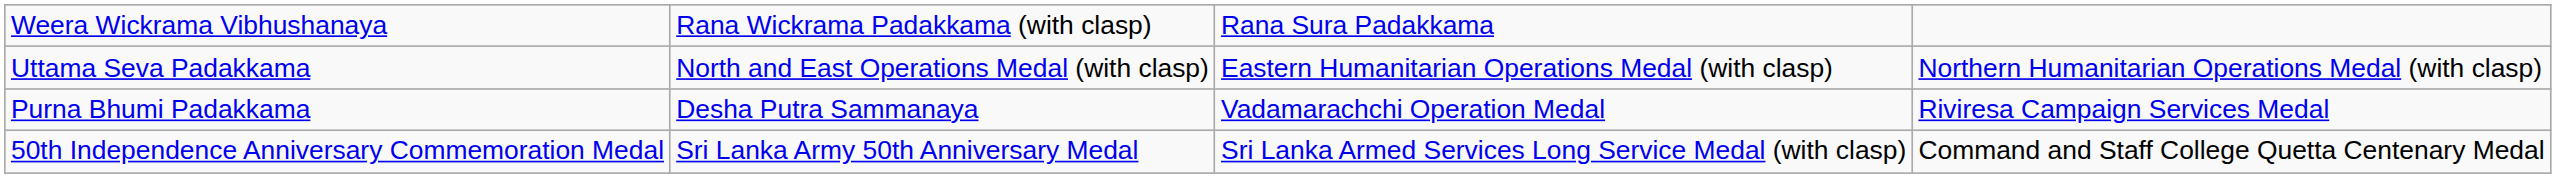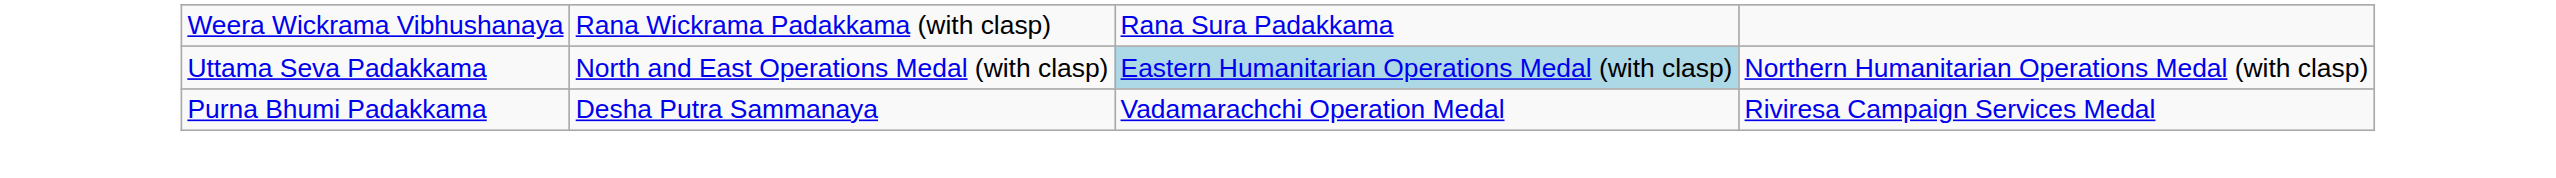(1527, 67) no background -> (1426, 67) lightblue background
- row: (338, 151)
